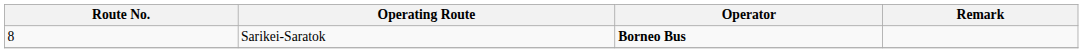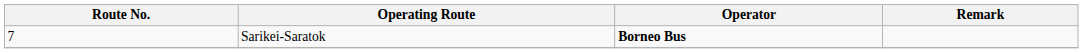(11, 36) 8 -> (11, 36) 7
